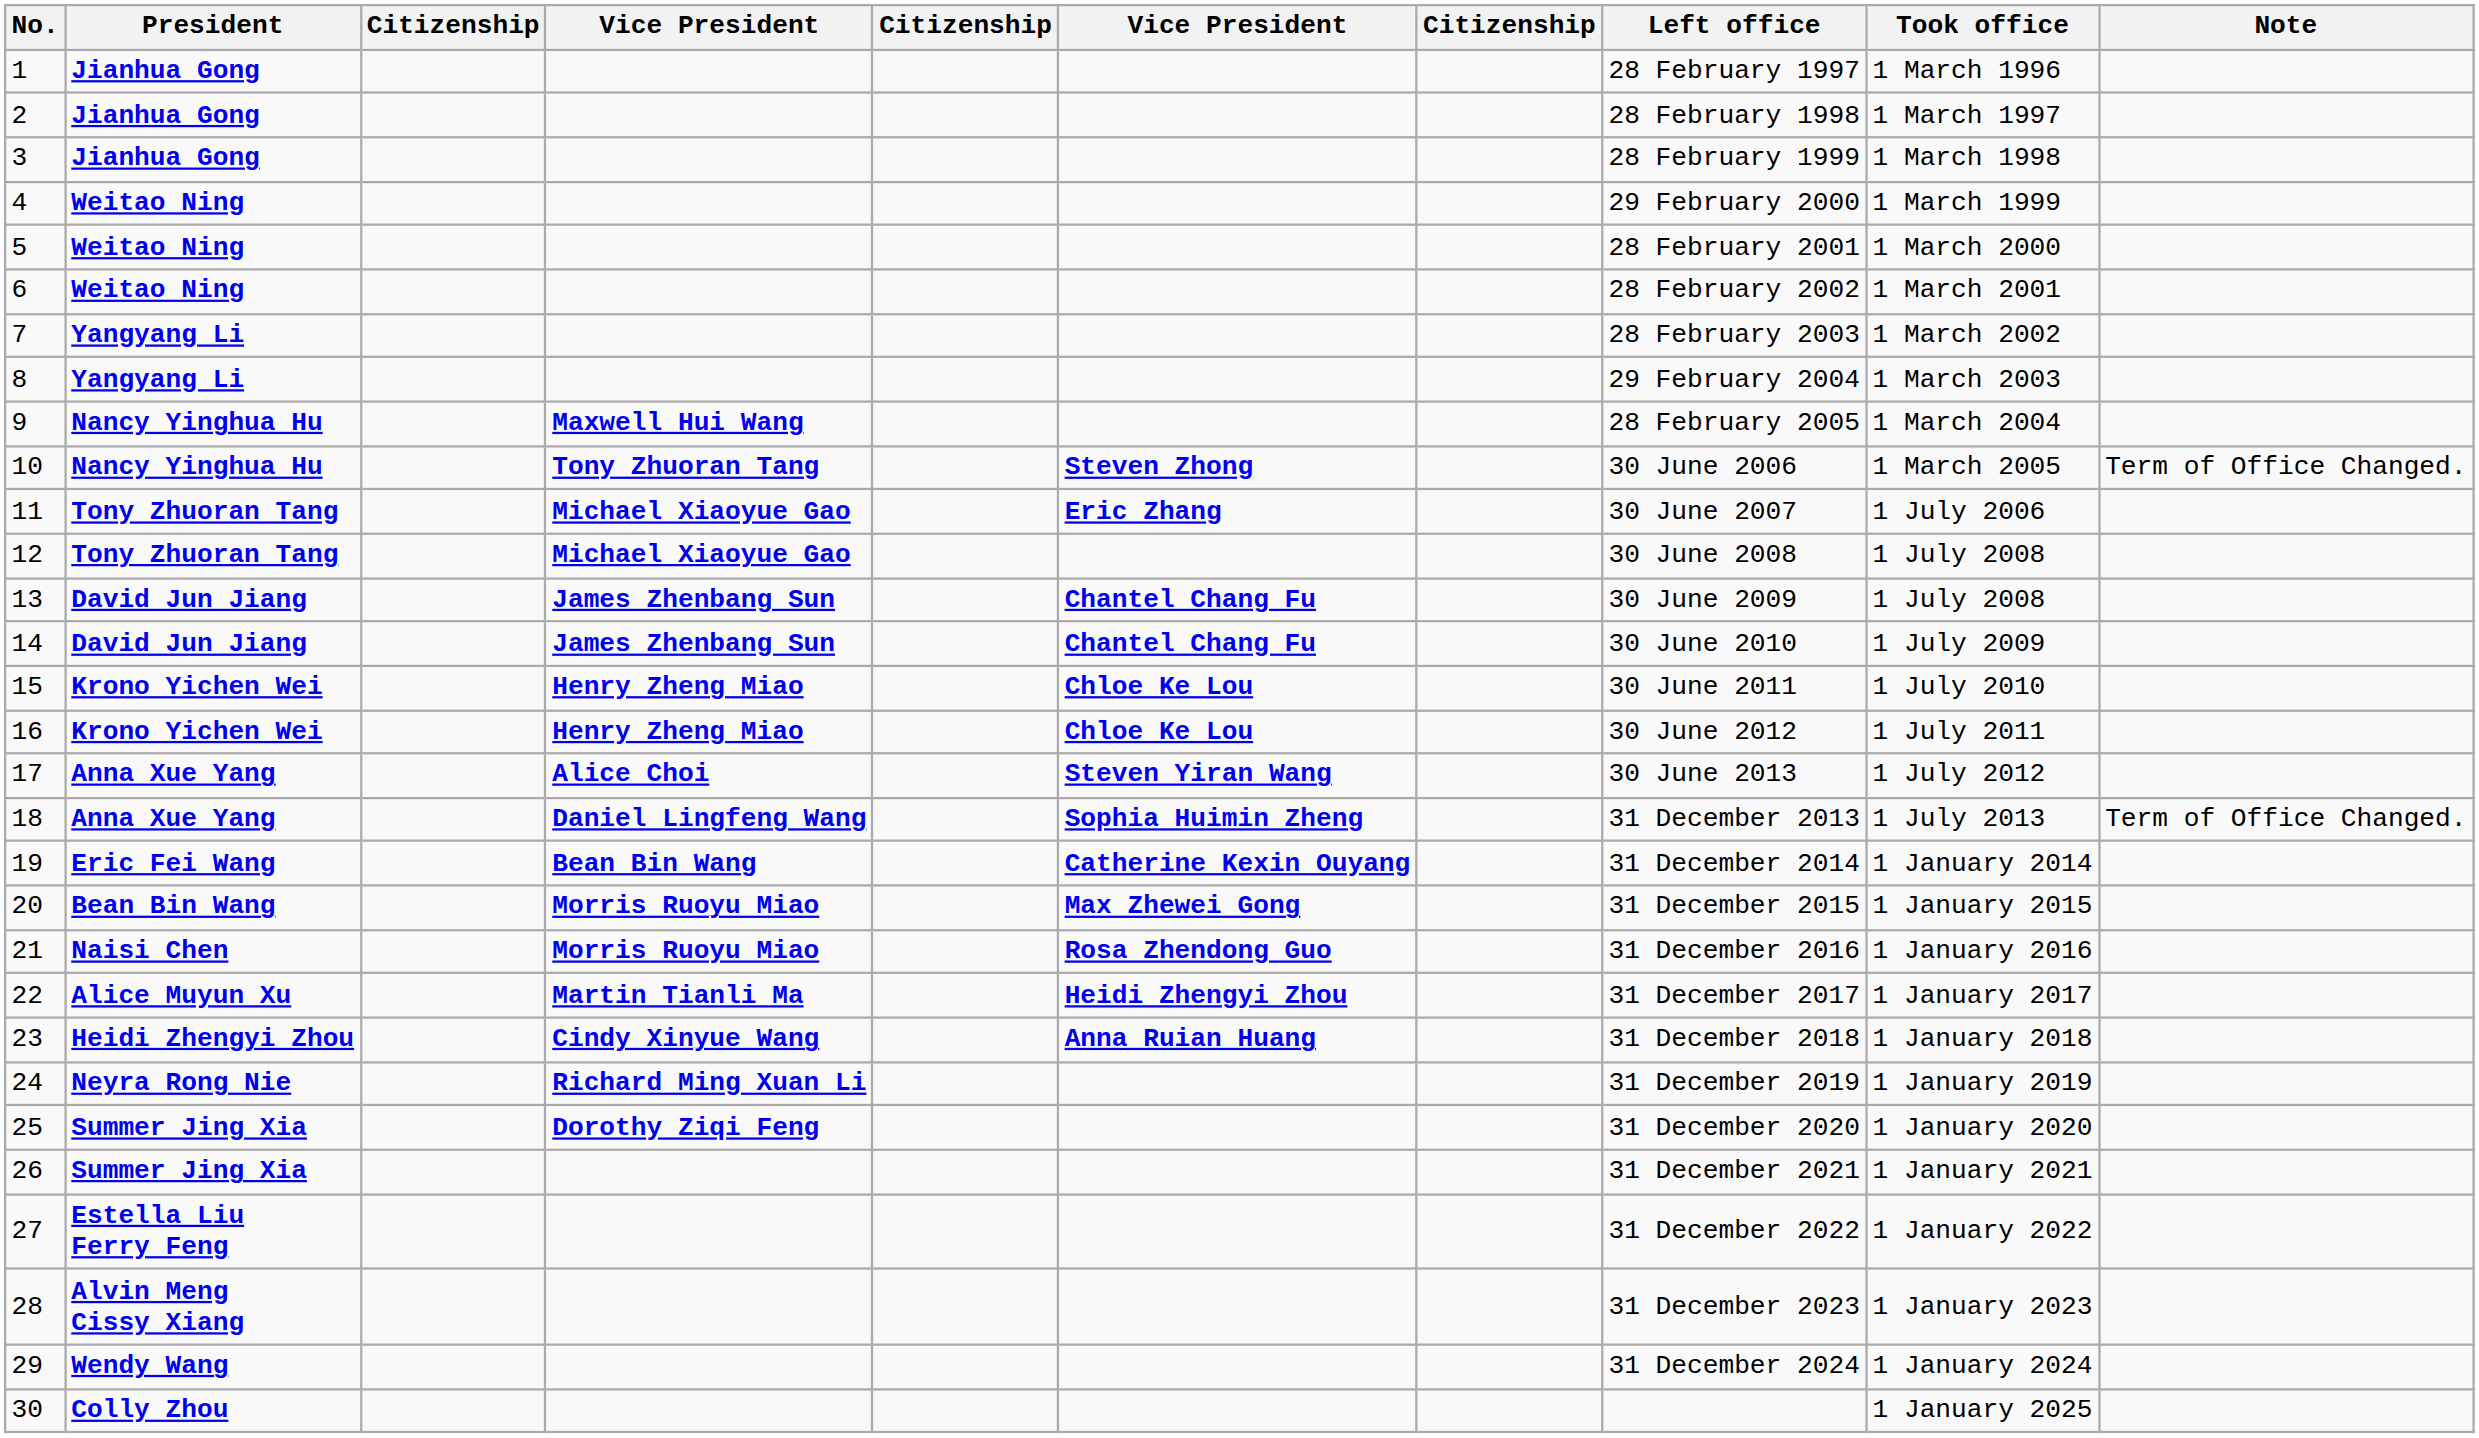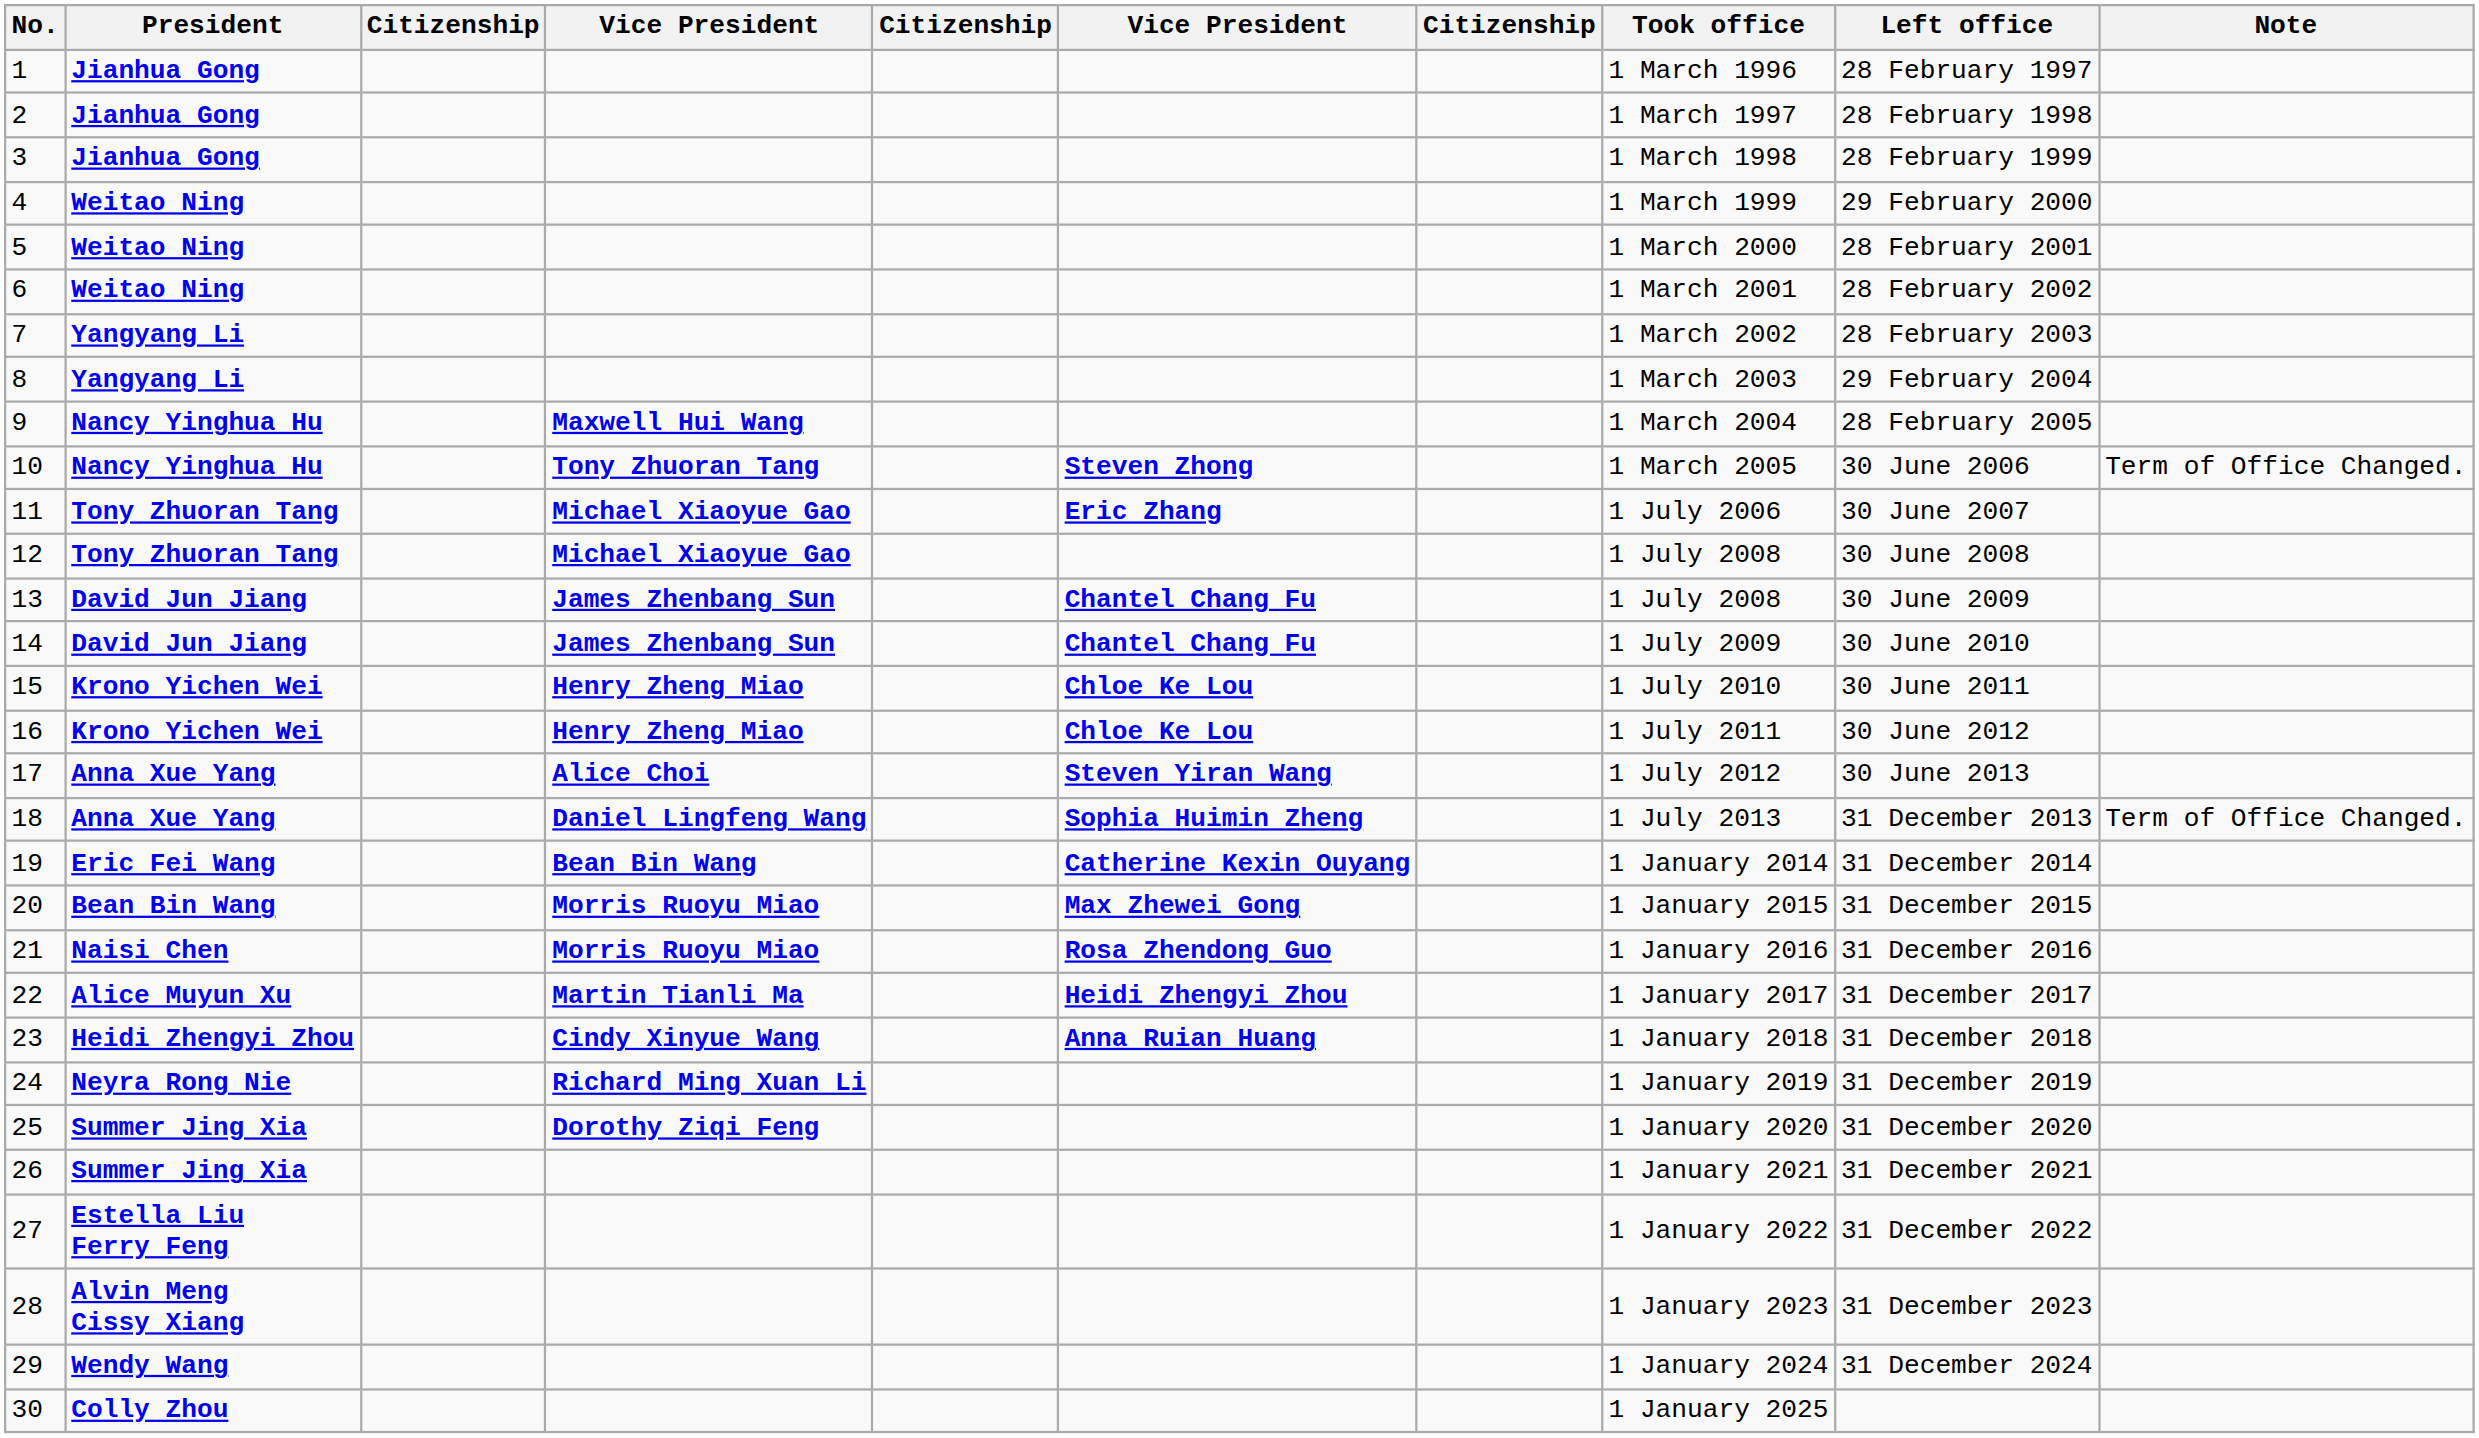columns swapped: (1982, 27) <-> (1734, 27)
